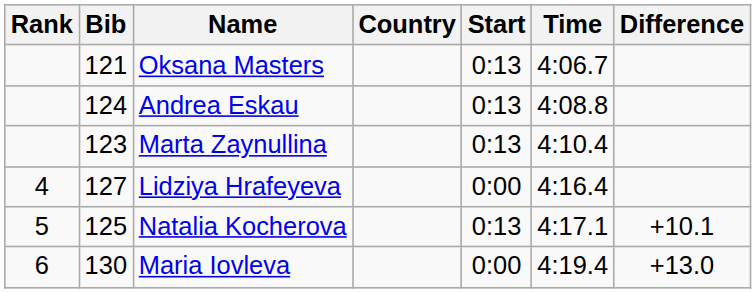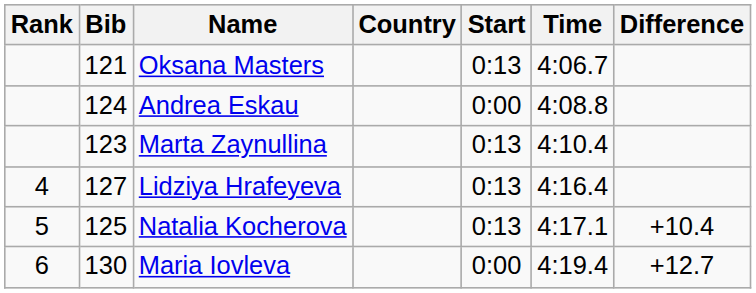(497, 105) 0:13 -> (497, 105) 0:00
(497, 186) 0:00 -> (497, 186) 0:13
(682, 226) +10.1 -> (682, 226) +10.4
(682, 266) +13.0 -> (682, 266) +12.7
